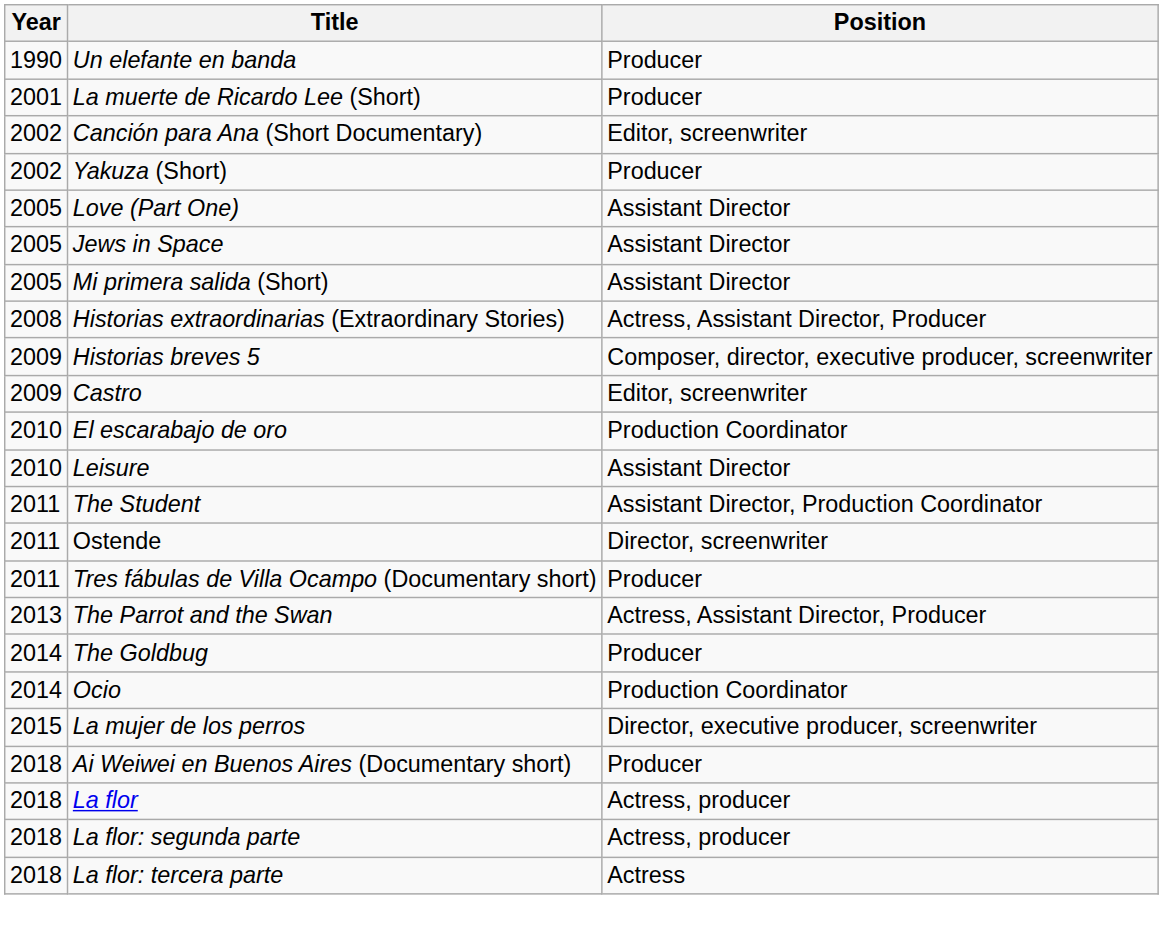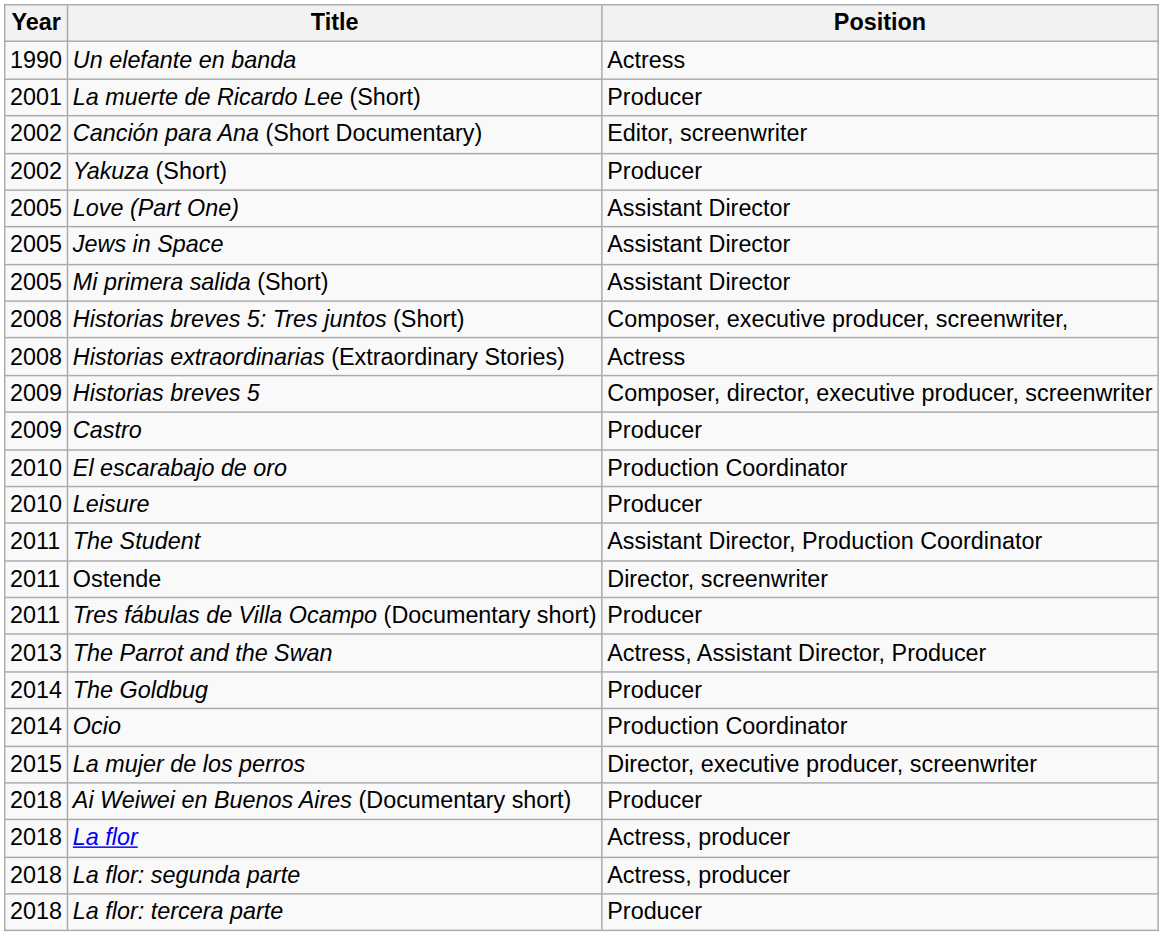(655, 60) Producer -> (646, 60) Actress
+ row: (269, 319)
(797, 319) Actress, Assistant Director, Producer -> (646, 356) Actress
(707, 393) Editor, screenwriter -> (655, 430) Producer
(699, 467) Assistant Director -> (655, 504) Producer
(646, 875) Actress -> (655, 912) Producer
